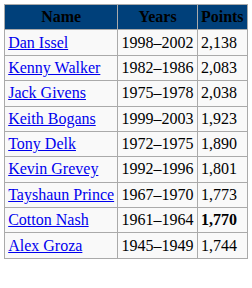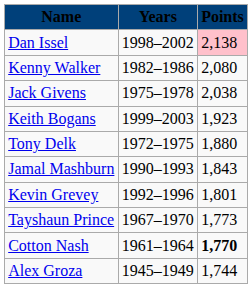(219, 42) no background -> (219, 42) pink background
(219, 67) 2,083 -> (219, 67) 2,080
(219, 144) 1,890 -> (219, 144) 1,880
+ row: (61, 169)
